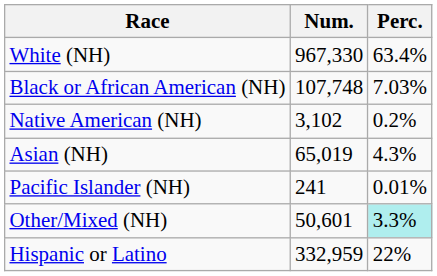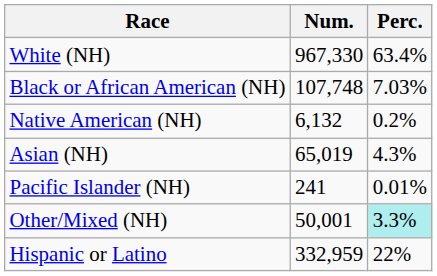(319, 120) 3,102 -> (319, 120) 6,132
(324, 220) 50,601 -> (324, 220) 50,001
